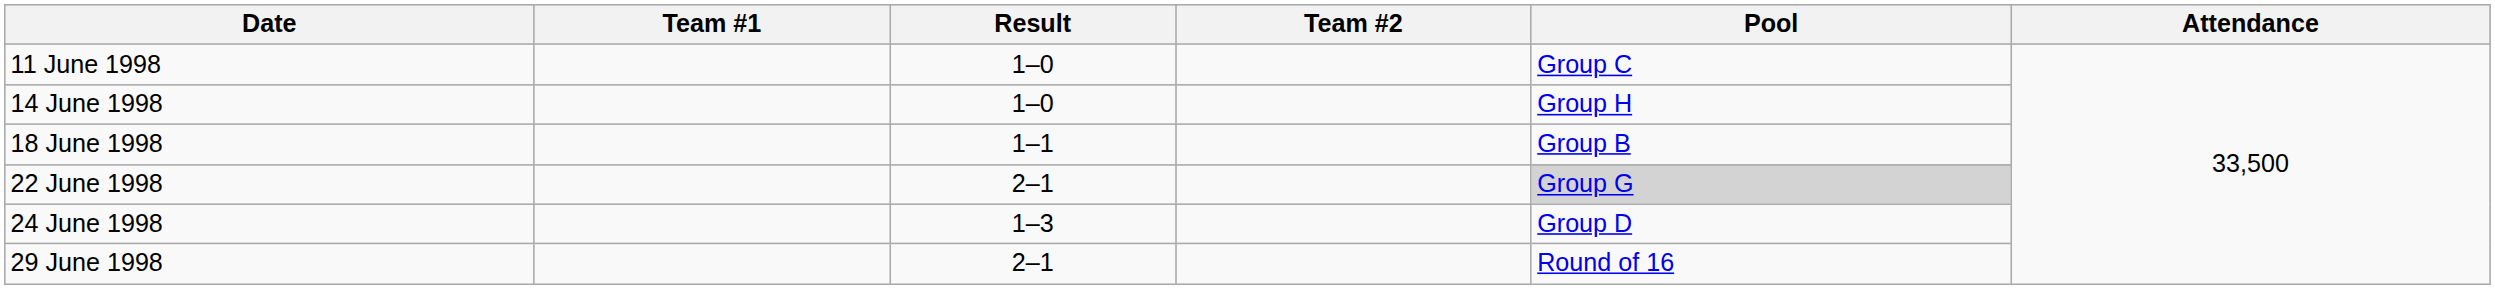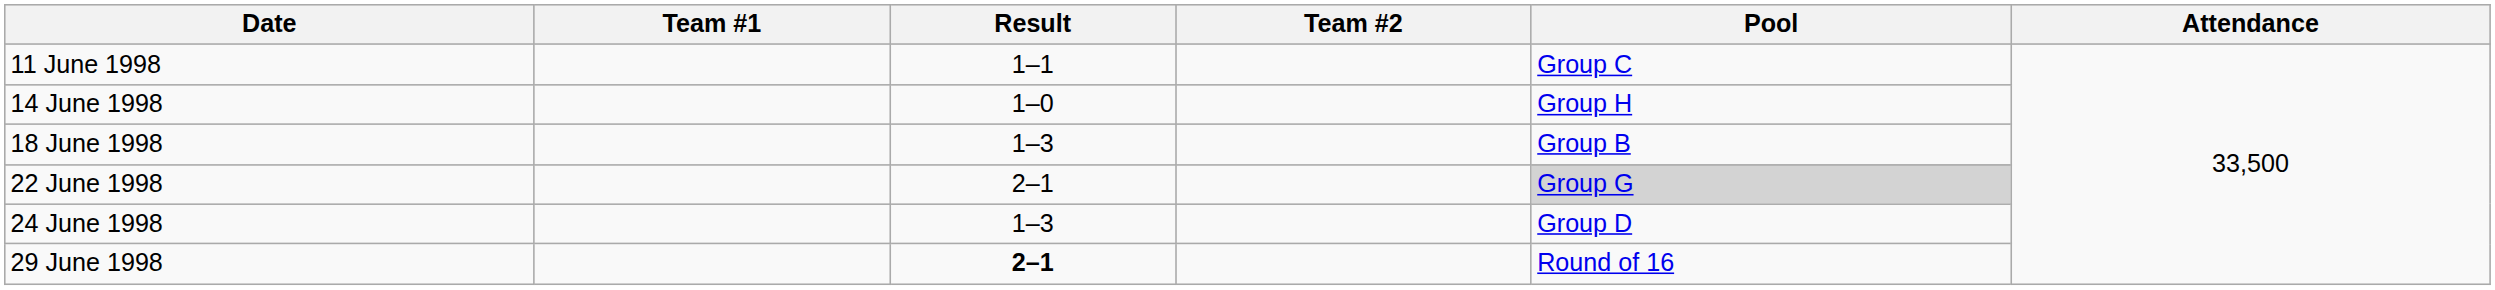(1033, 64) 1–0 -> (1033, 64) 1–1
(1033, 143) 1–1 -> (1033, 143) 1–3
(1033, 263) normal -> (1033, 263) bold
